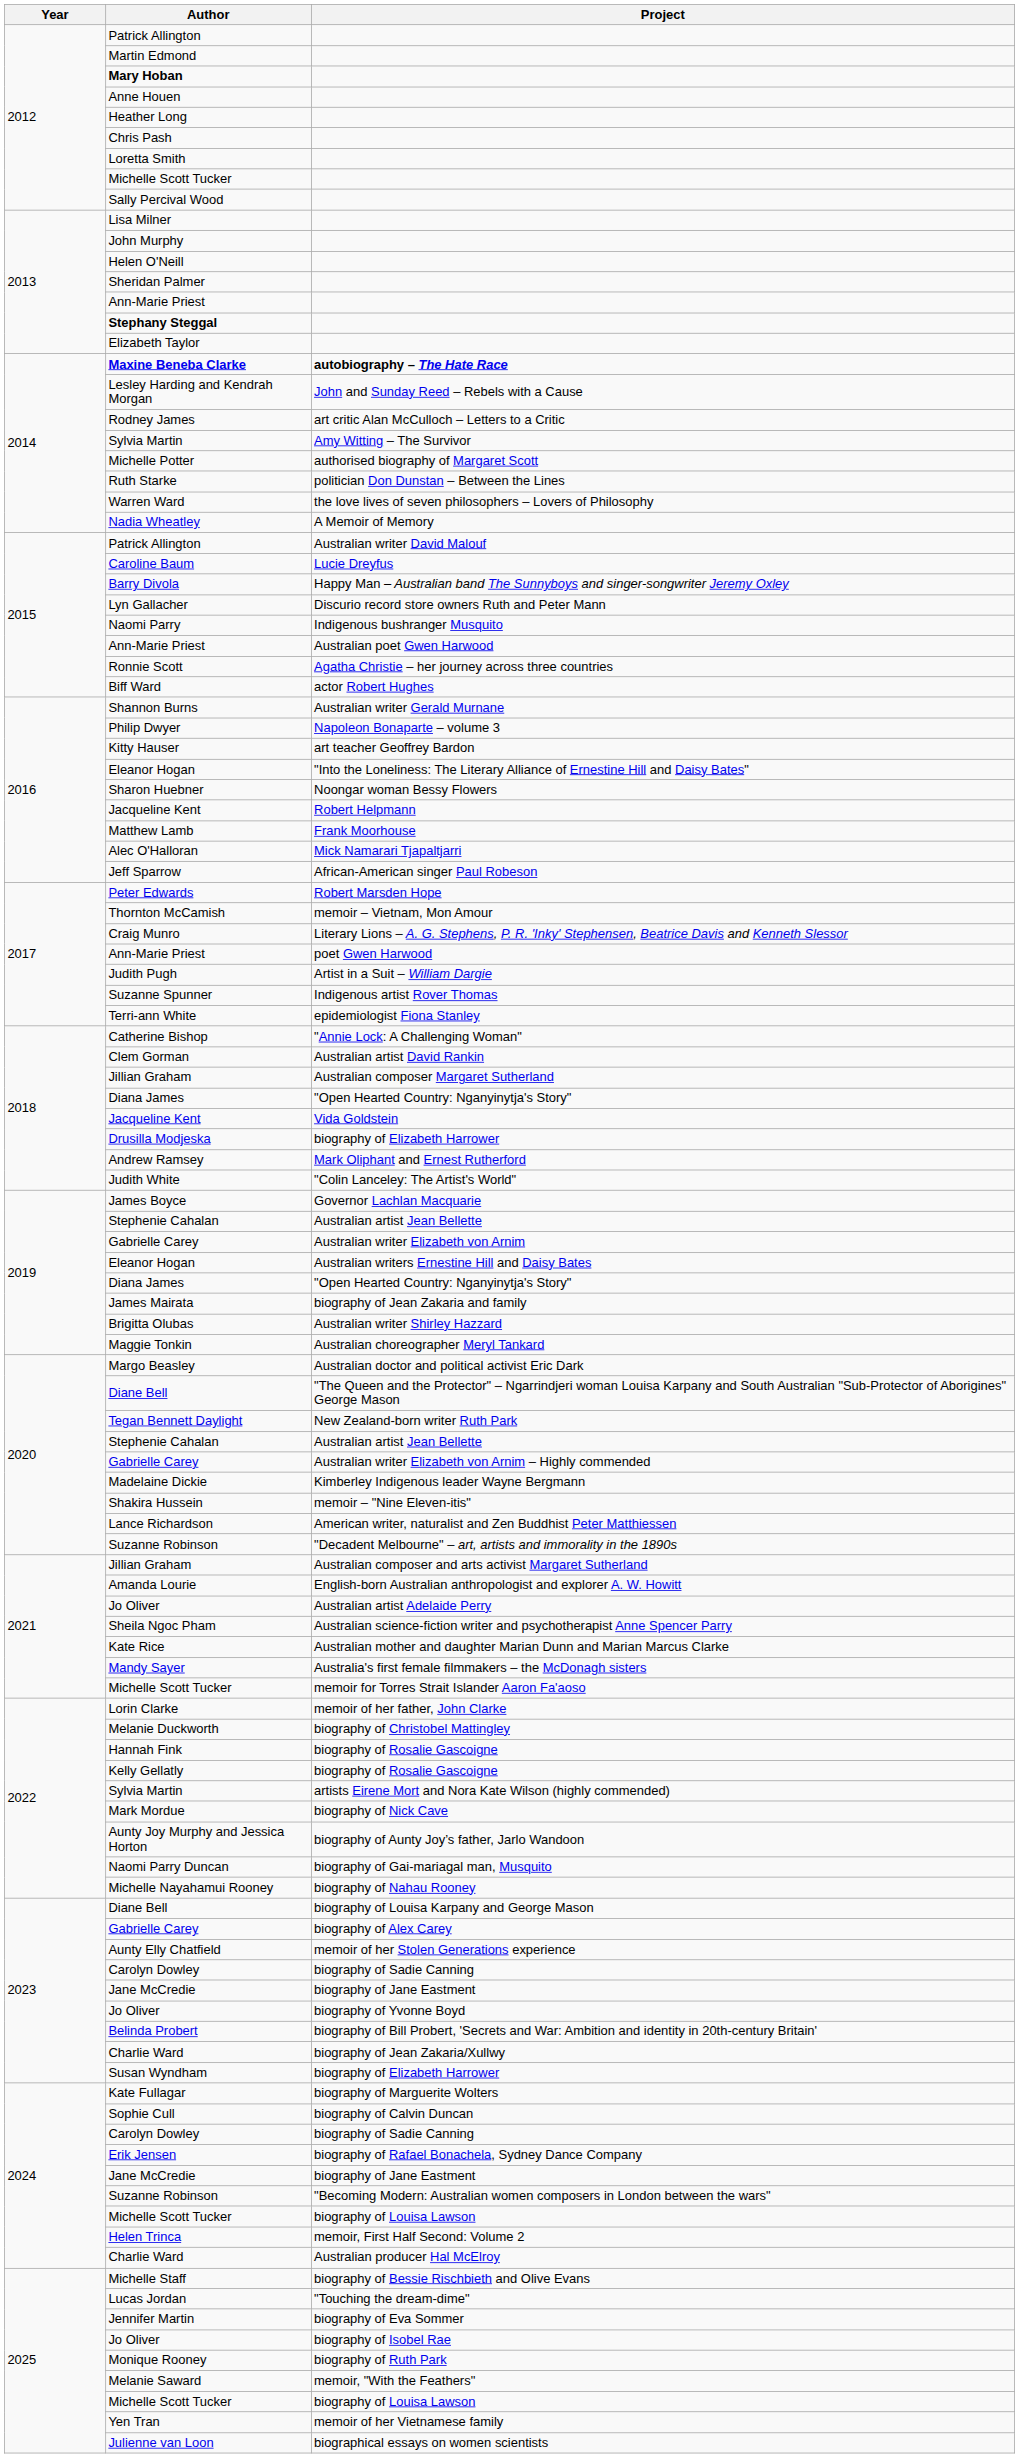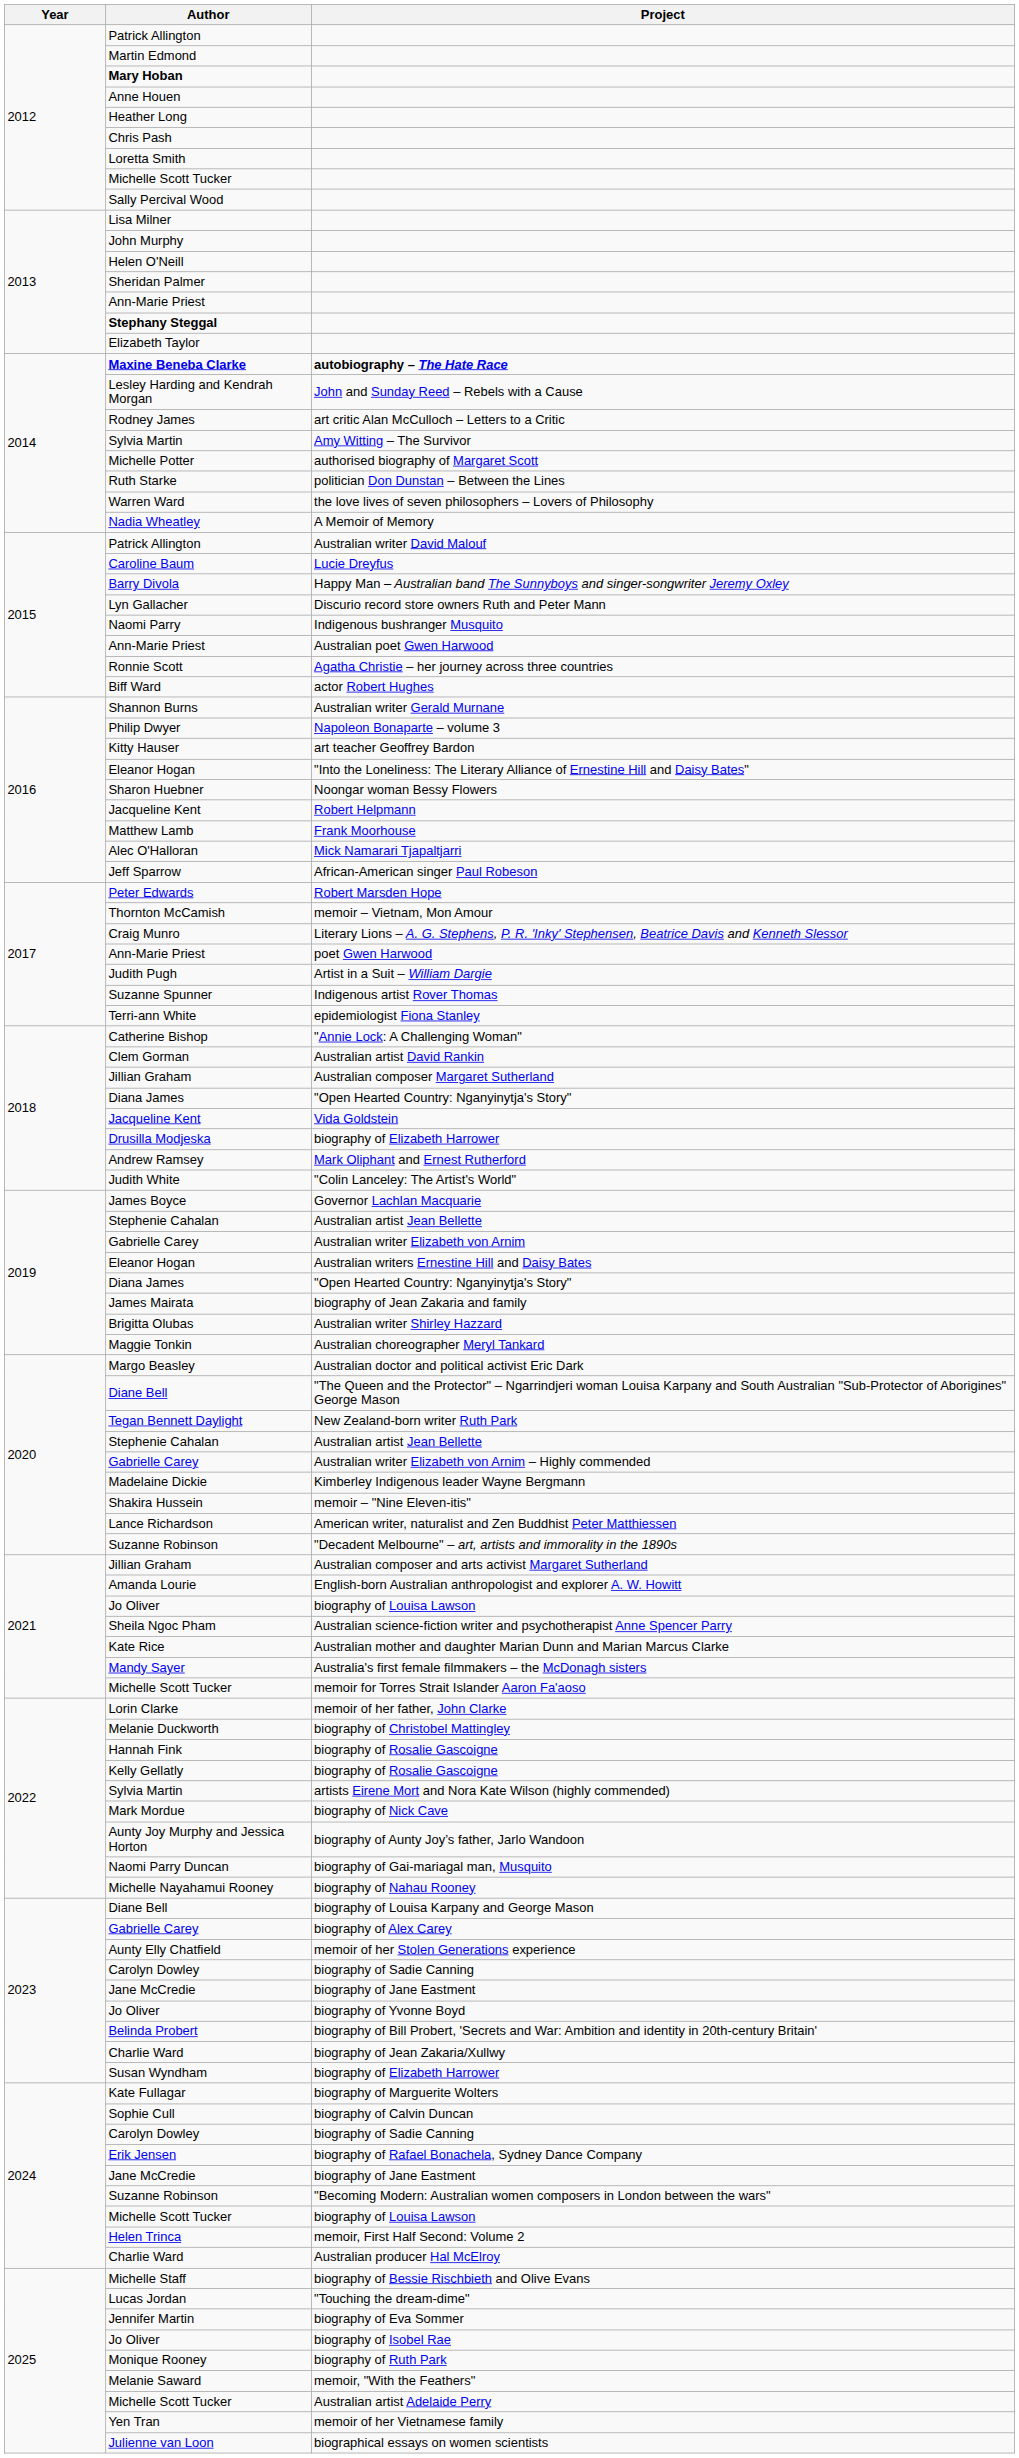(403, 1606) Australian artist Adelaide Perry -> (395, 1606) biography of Louisa Lawson
(395, 2401) biography of Louisa Lawson -> (403, 2401) Australian artist Adelaide Perry
